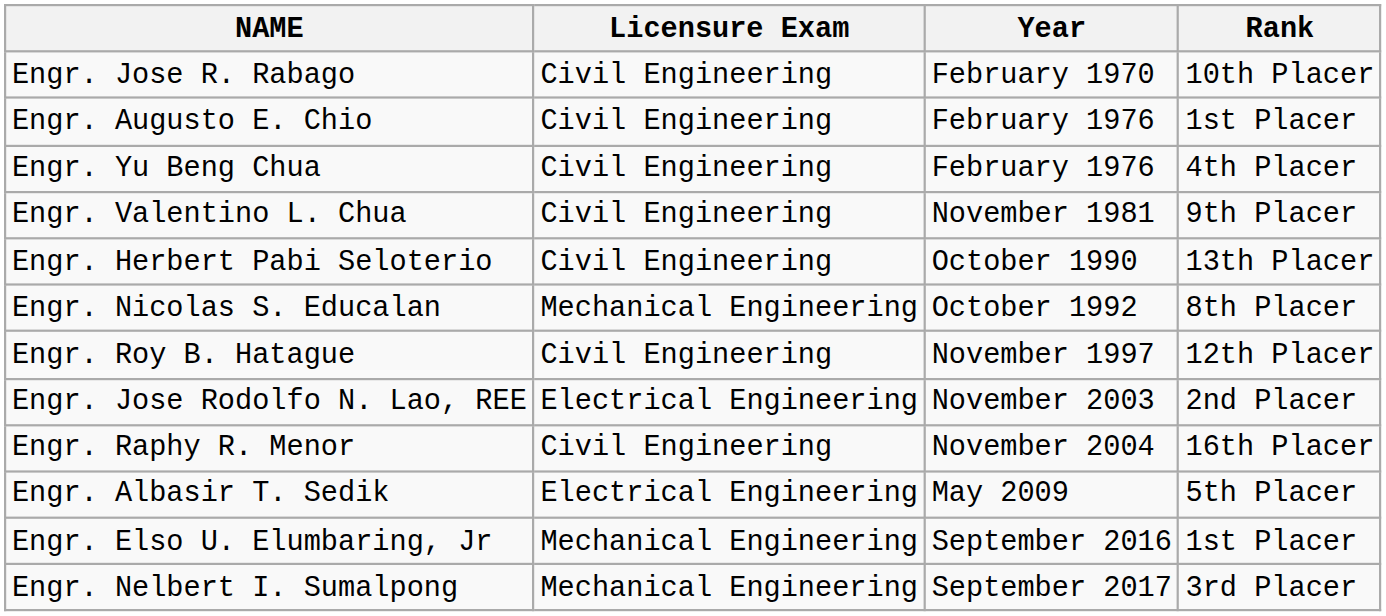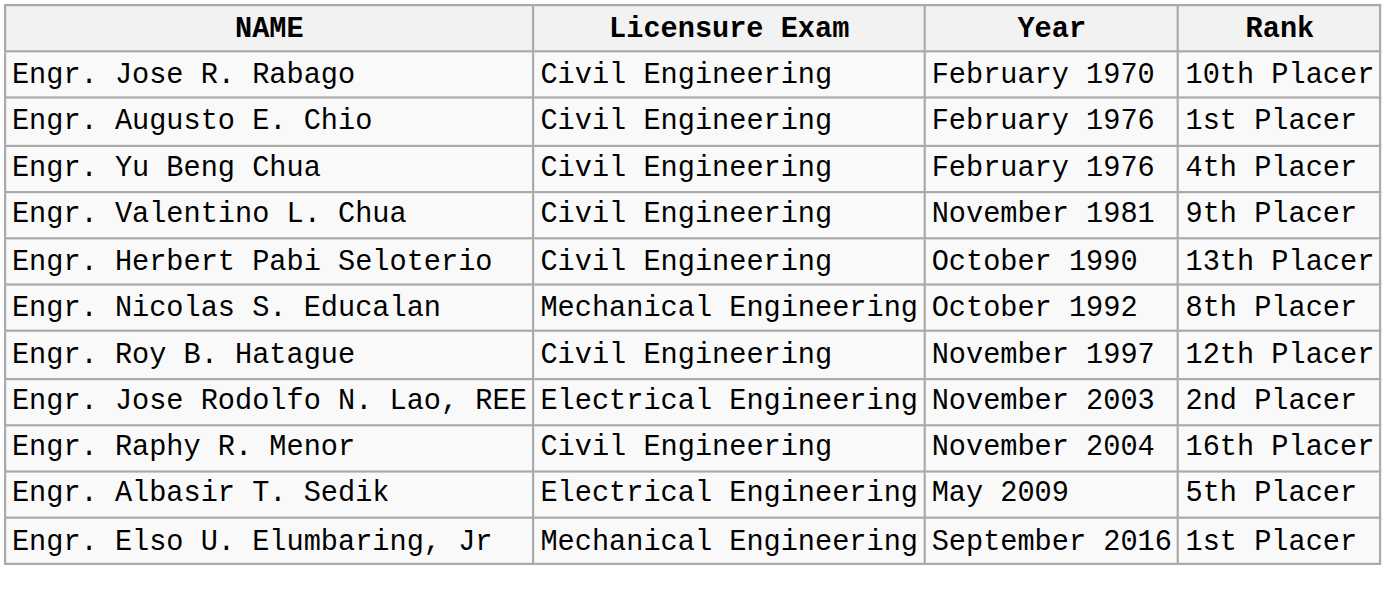- row: (235, 588)
